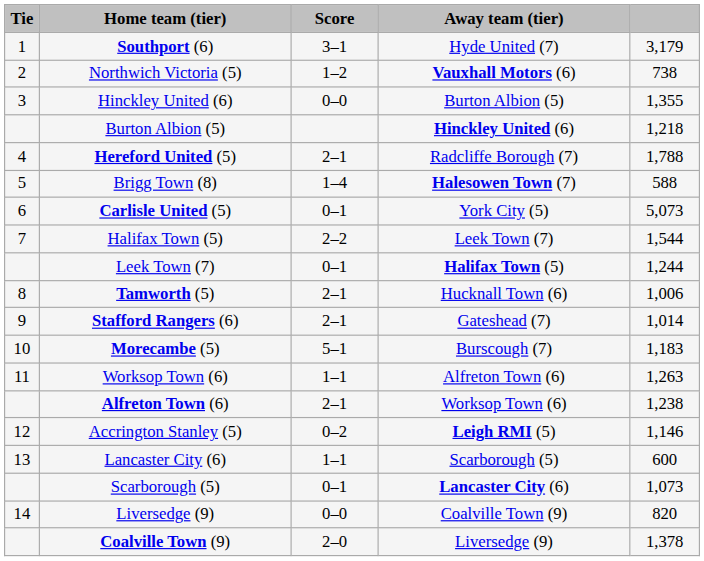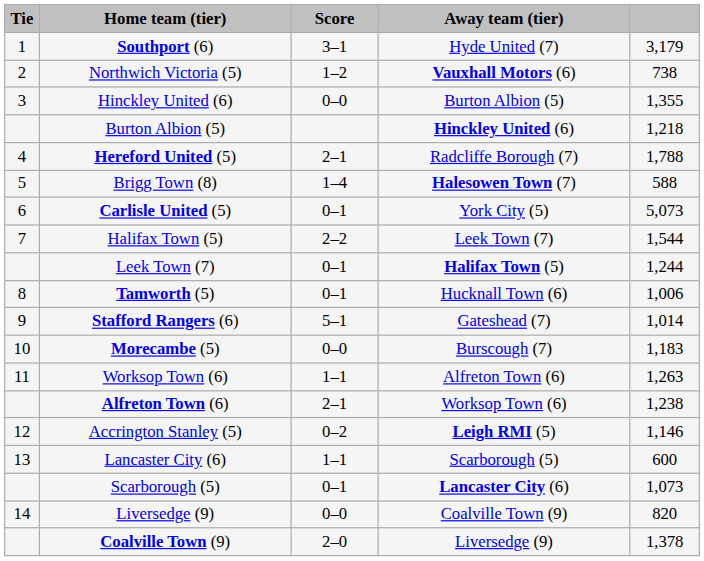(335, 294) 2–1 -> (335, 294) 0–1
(335, 321) 2–1 -> (335, 321) 5–1
(335, 349) 5–1 -> (335, 349) 0–0
